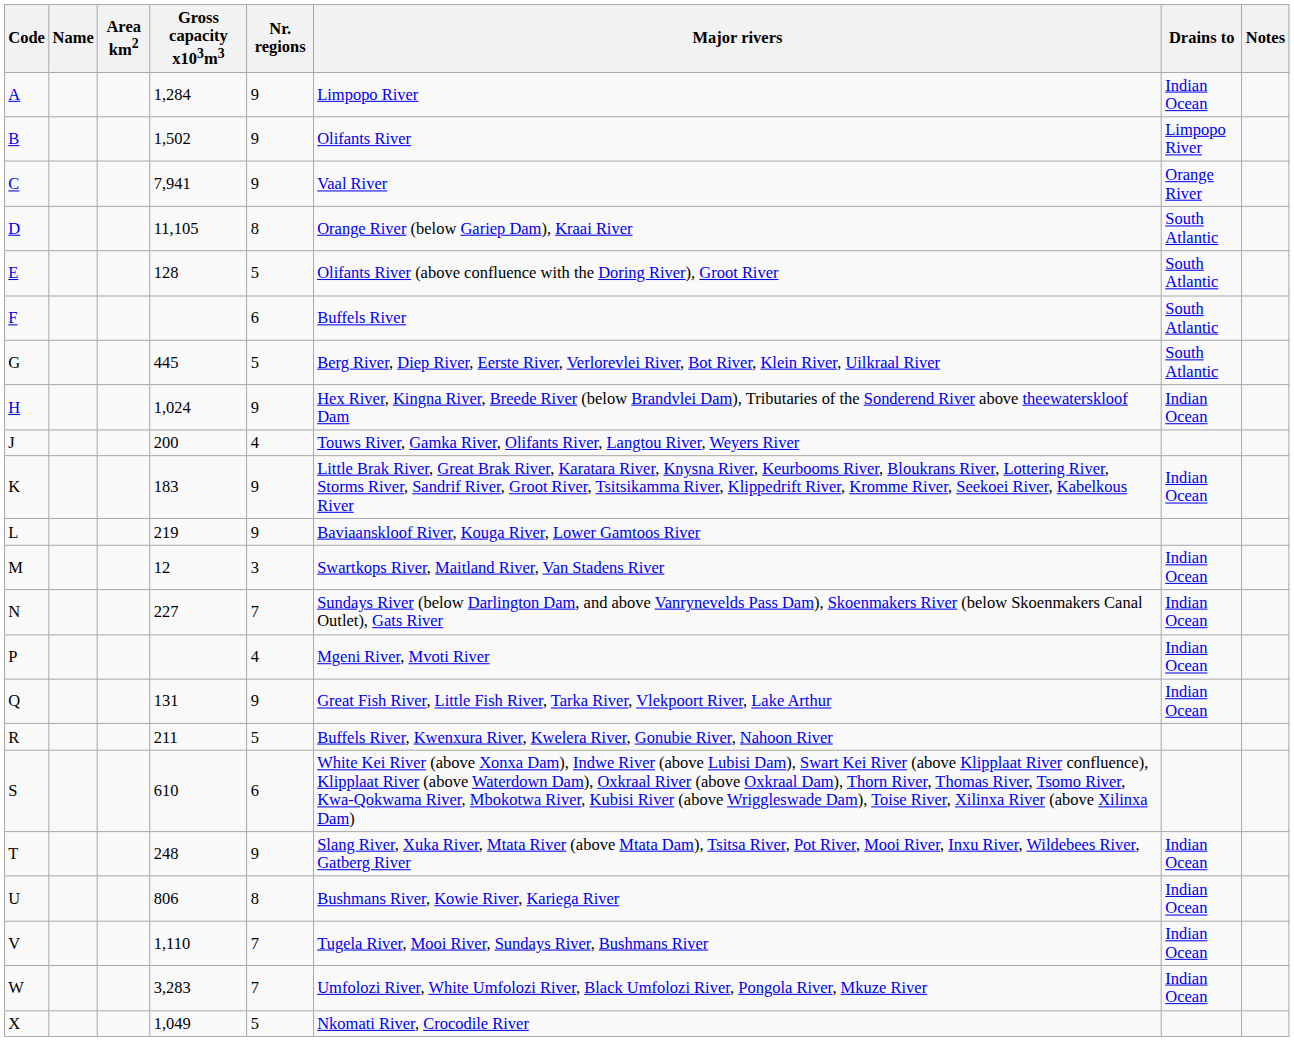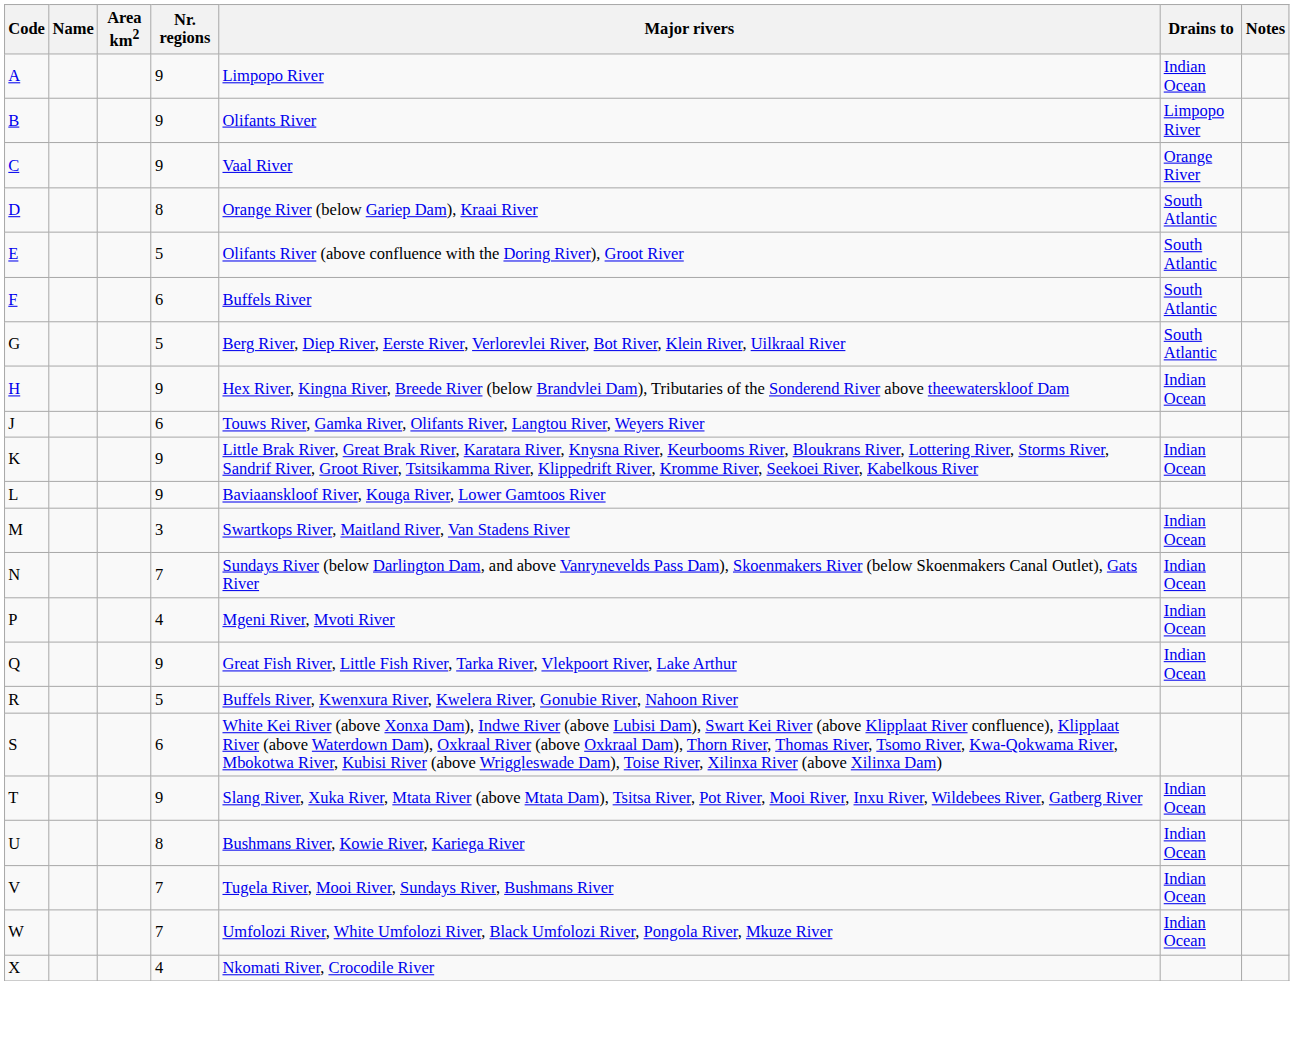- column: (198, 38)
(255, 442) 4 -> (159, 424) 6
(255, 1023) 5 -> (159, 967) 4
